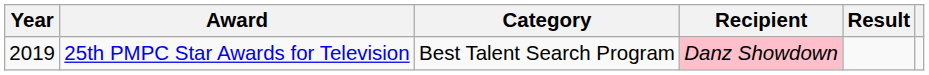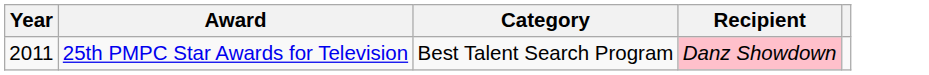- column: (879, 20)
(32, 53) 2019 -> (31, 53) 2011
